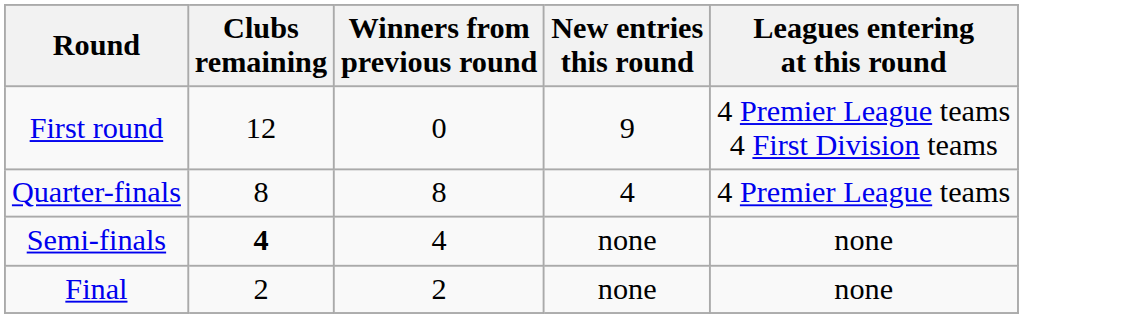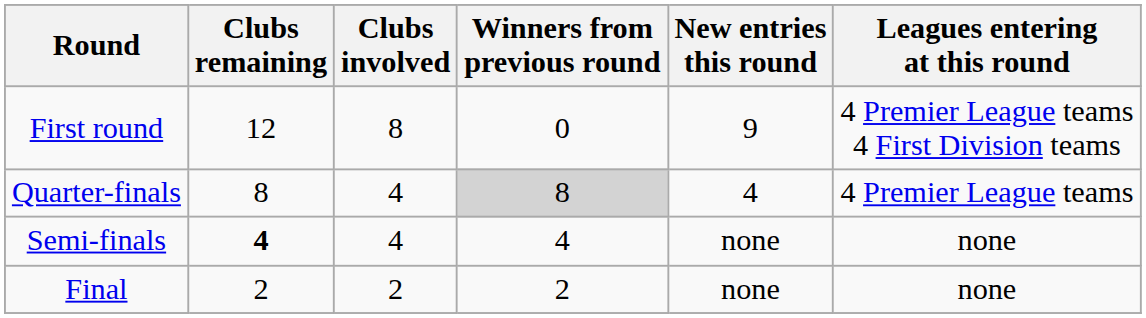+ column: (396, 45)
(439, 192) no background -> (562, 192) lightgrey background
